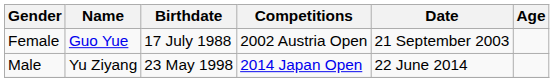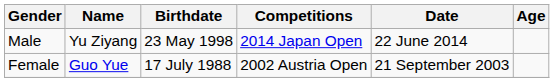rows swapped: (25, 65) <-> (34, 41)
